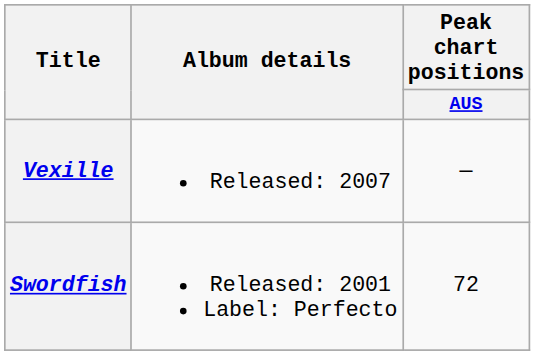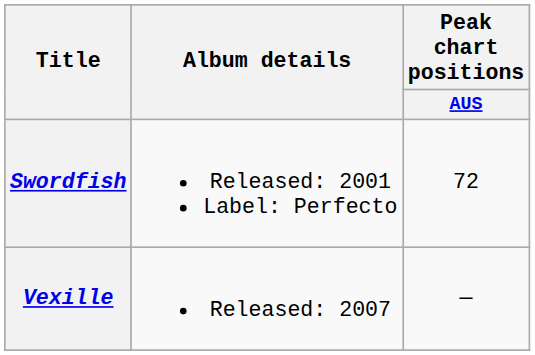rows swapped: (68, 286) <-> (68, 170)
